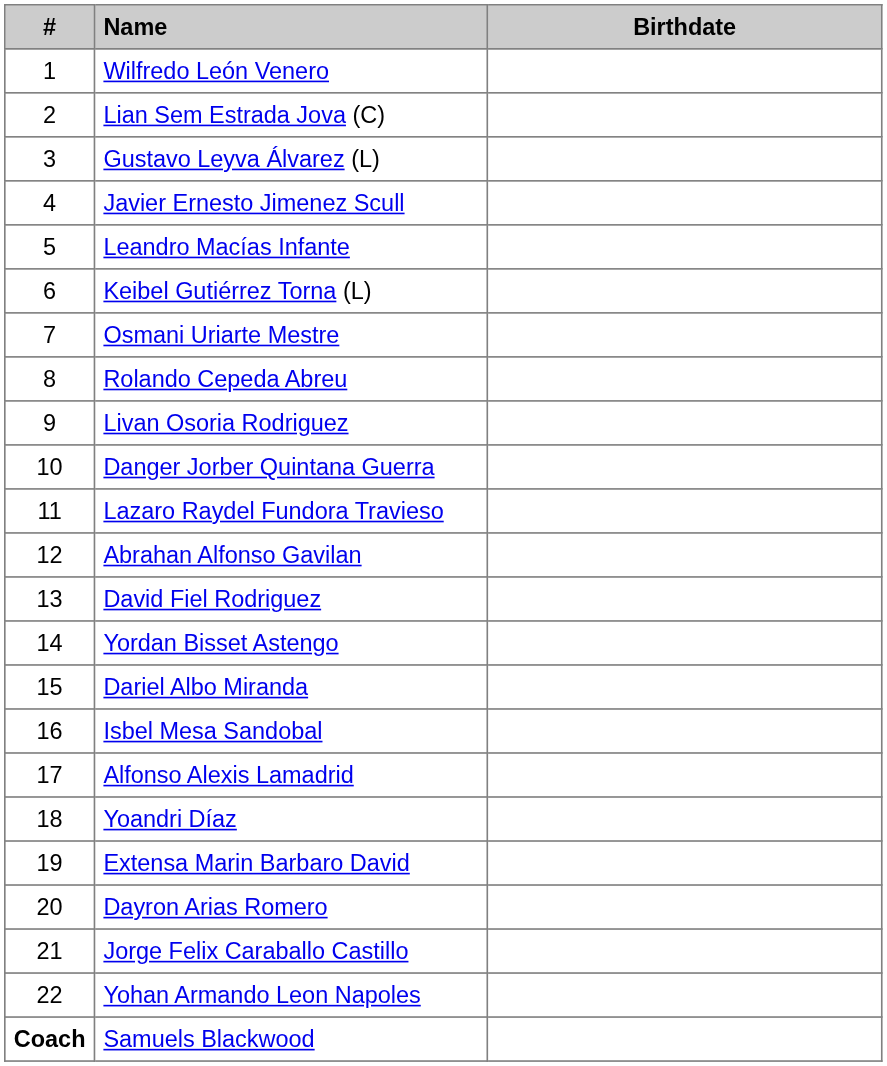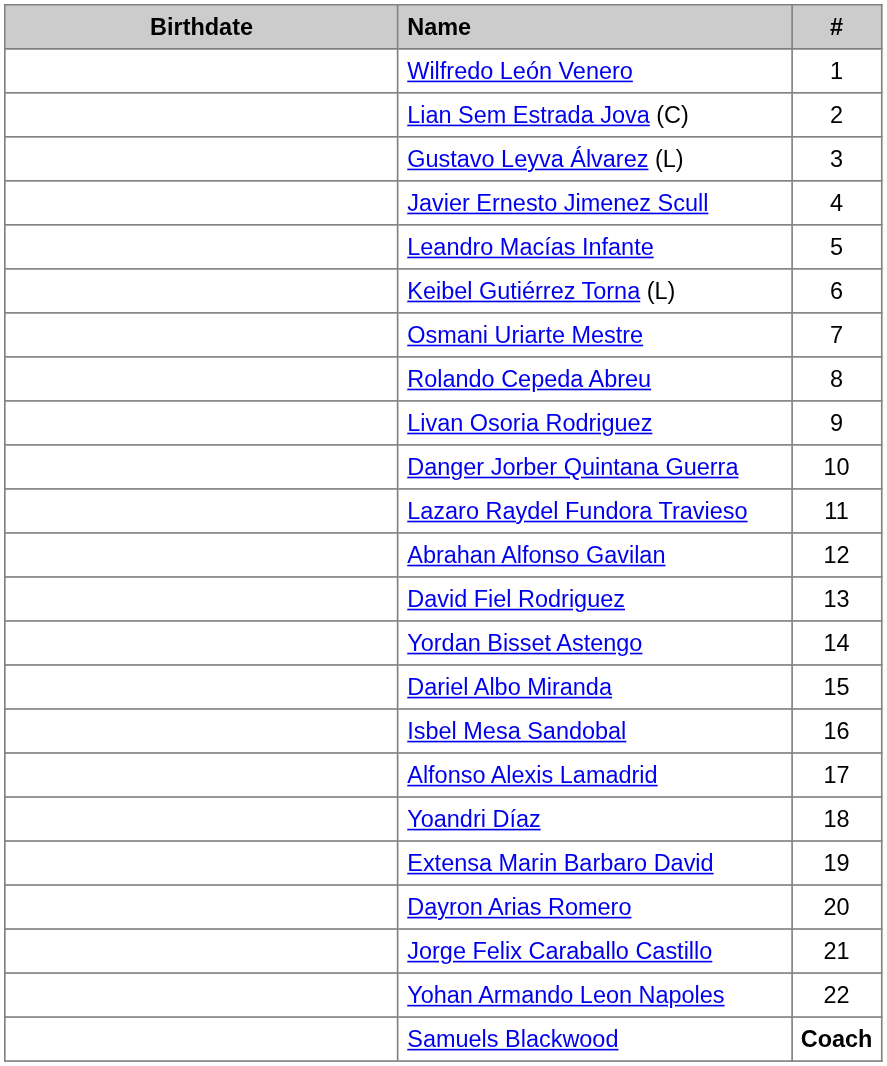columns swapped: (50, 27) <-> (685, 27)
